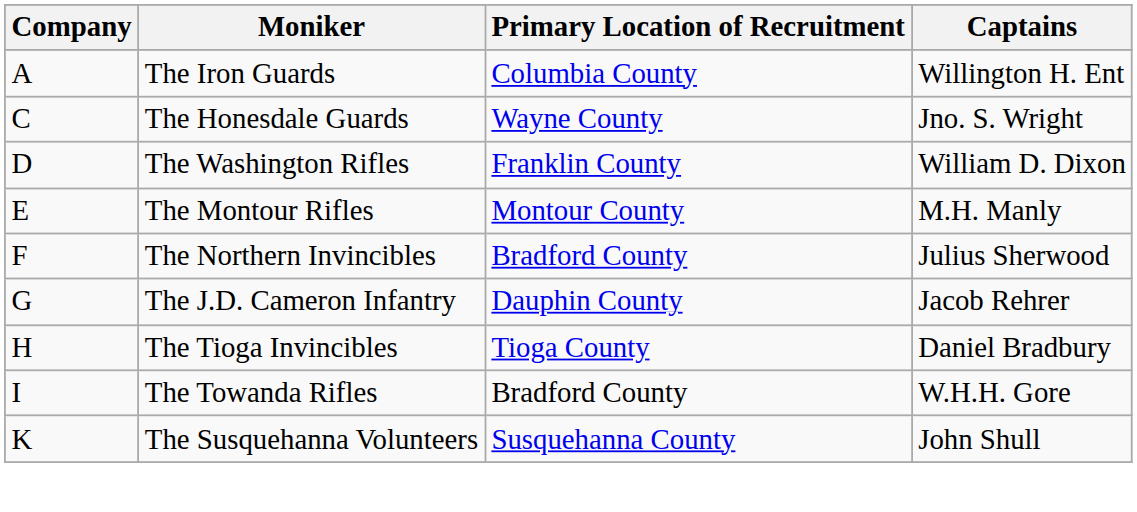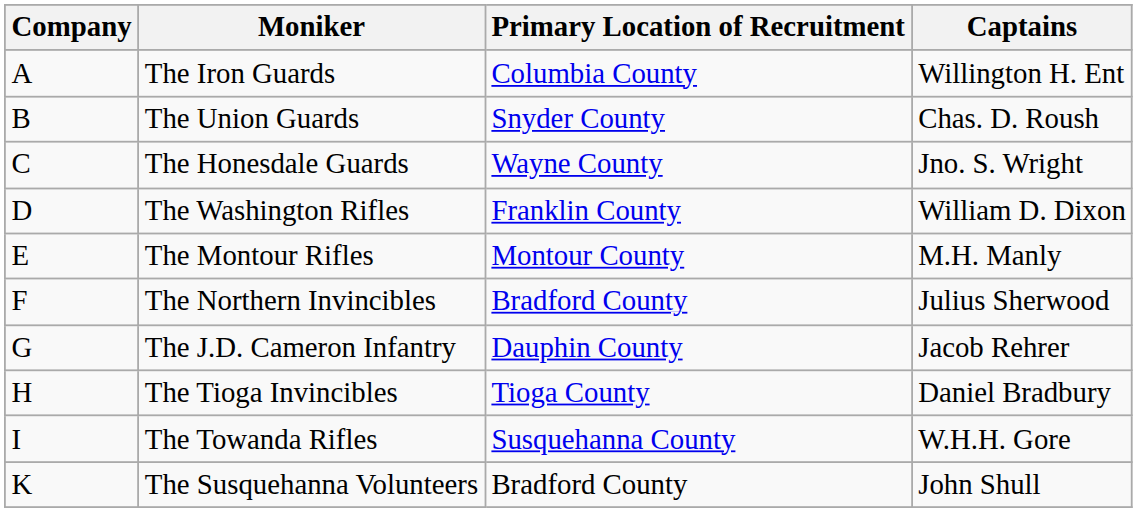+ row: (252, 118)
(589, 392) Bradford County -> (613, 438) Susquehanna County
(613, 438) Susquehanna County -> (589, 484) Bradford County
